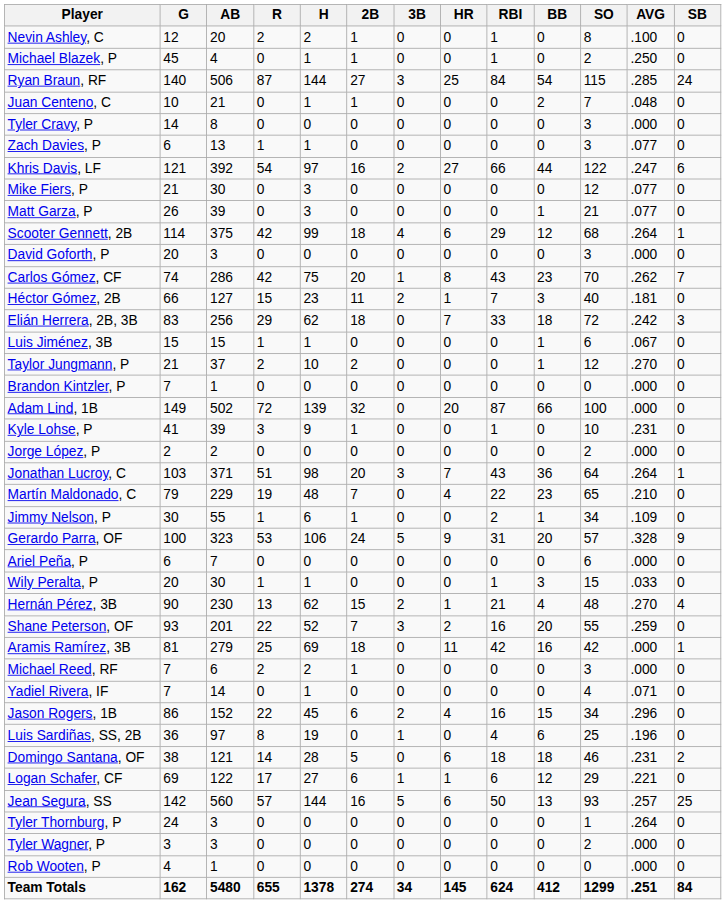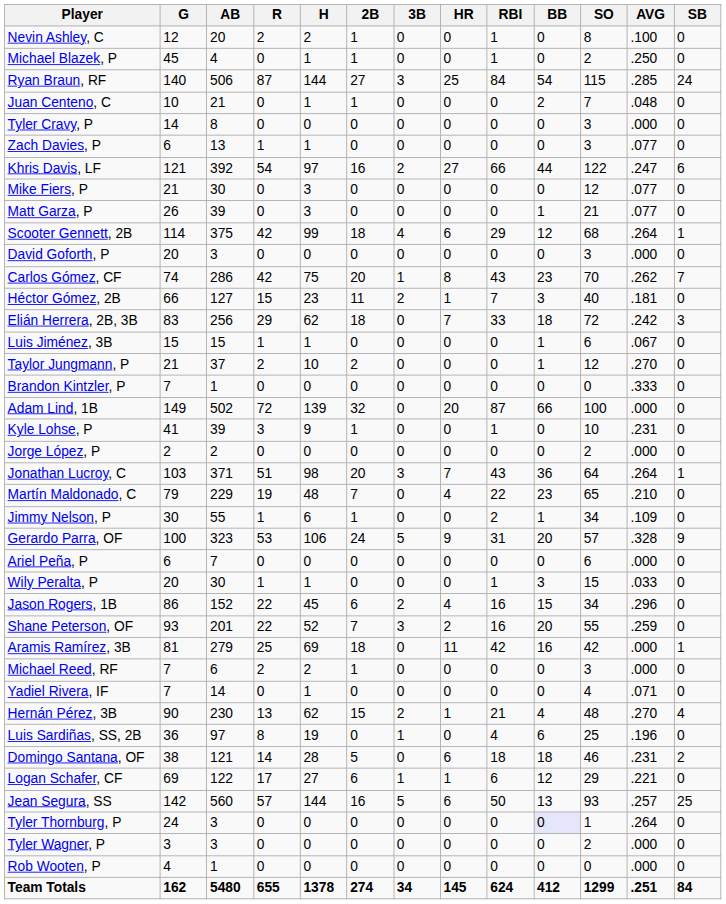(644, 386) .000 -> (644, 386) .333
rows swapped: (62, 604) <-> (62, 713)
(541, 822) no background -> (541, 822) lavender background
